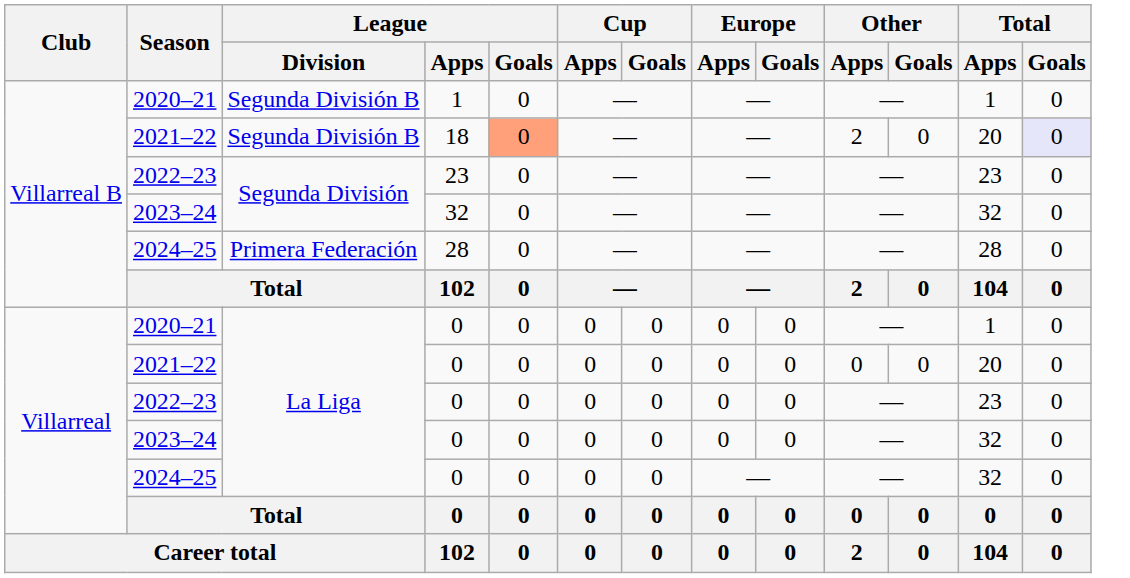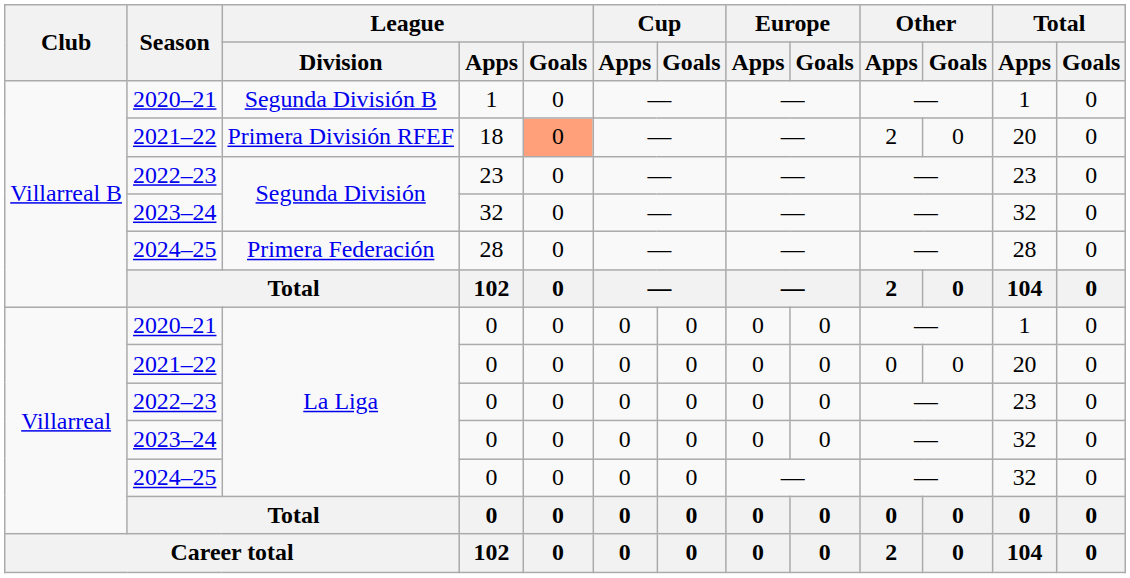(323, 136) Segunda División B -> (341, 136) Primera División RFEF
(1057, 136) lavender background -> (1091, 136) no background
